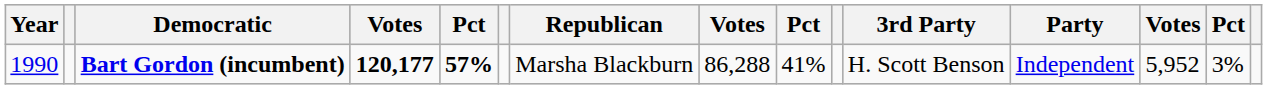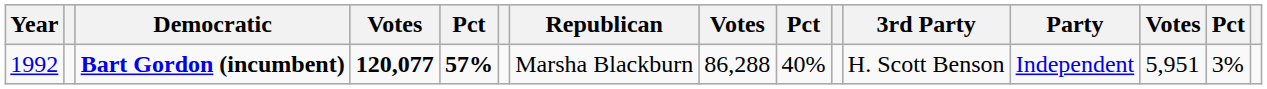(34, 63) 1990 -> (34, 63) 1992
(395, 63) 120,177 -> (395, 63) 120,077
(804, 63) 41% -> (804, 63) 40%
(1172, 63) 5,952 -> (1172, 63) 5,951
